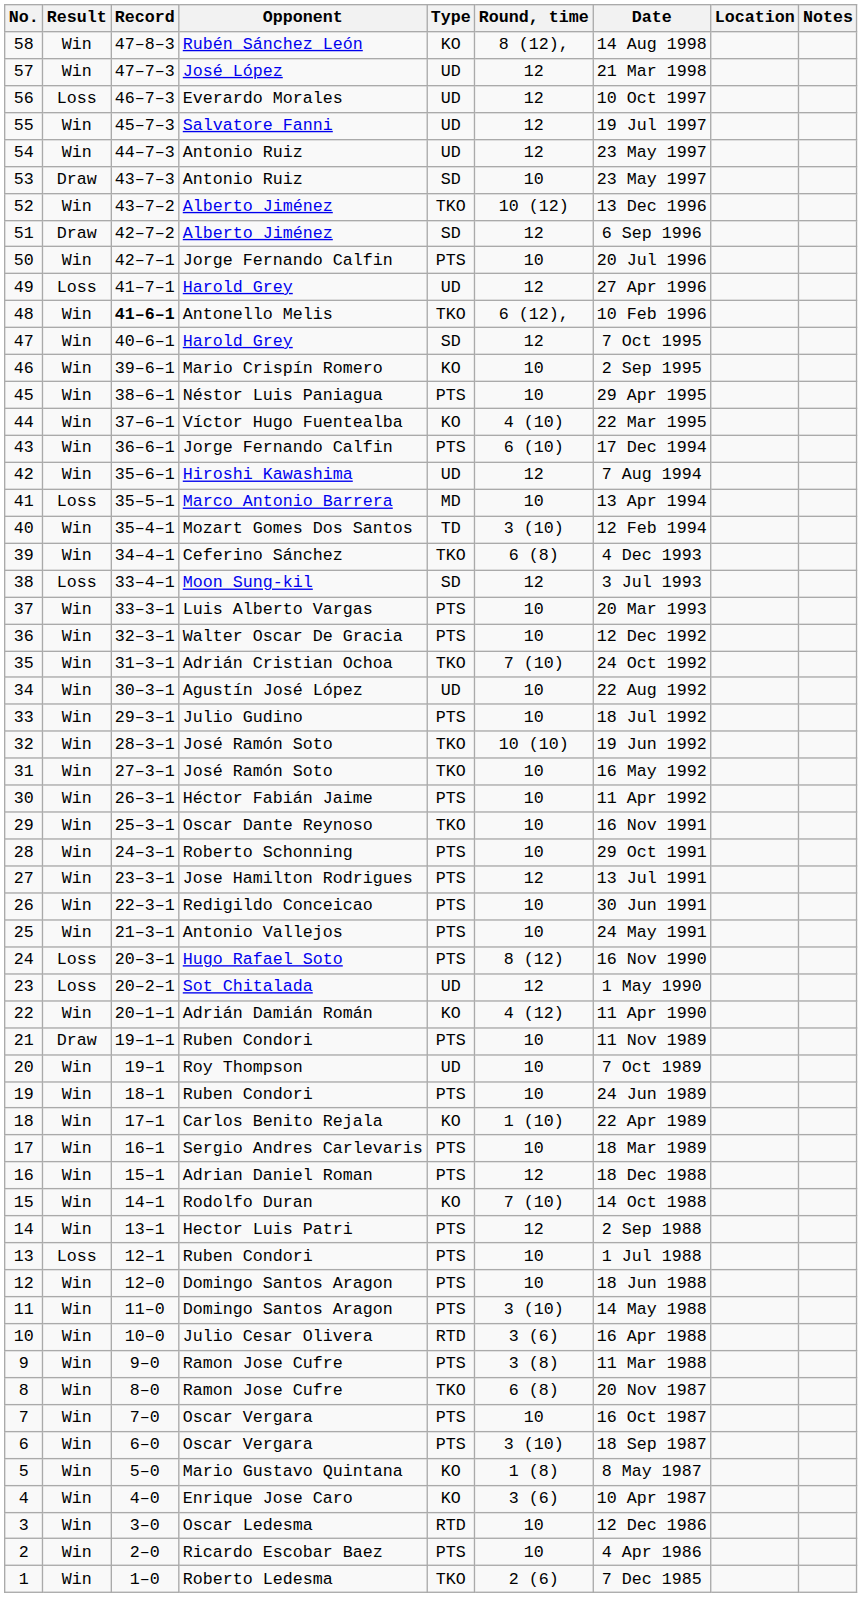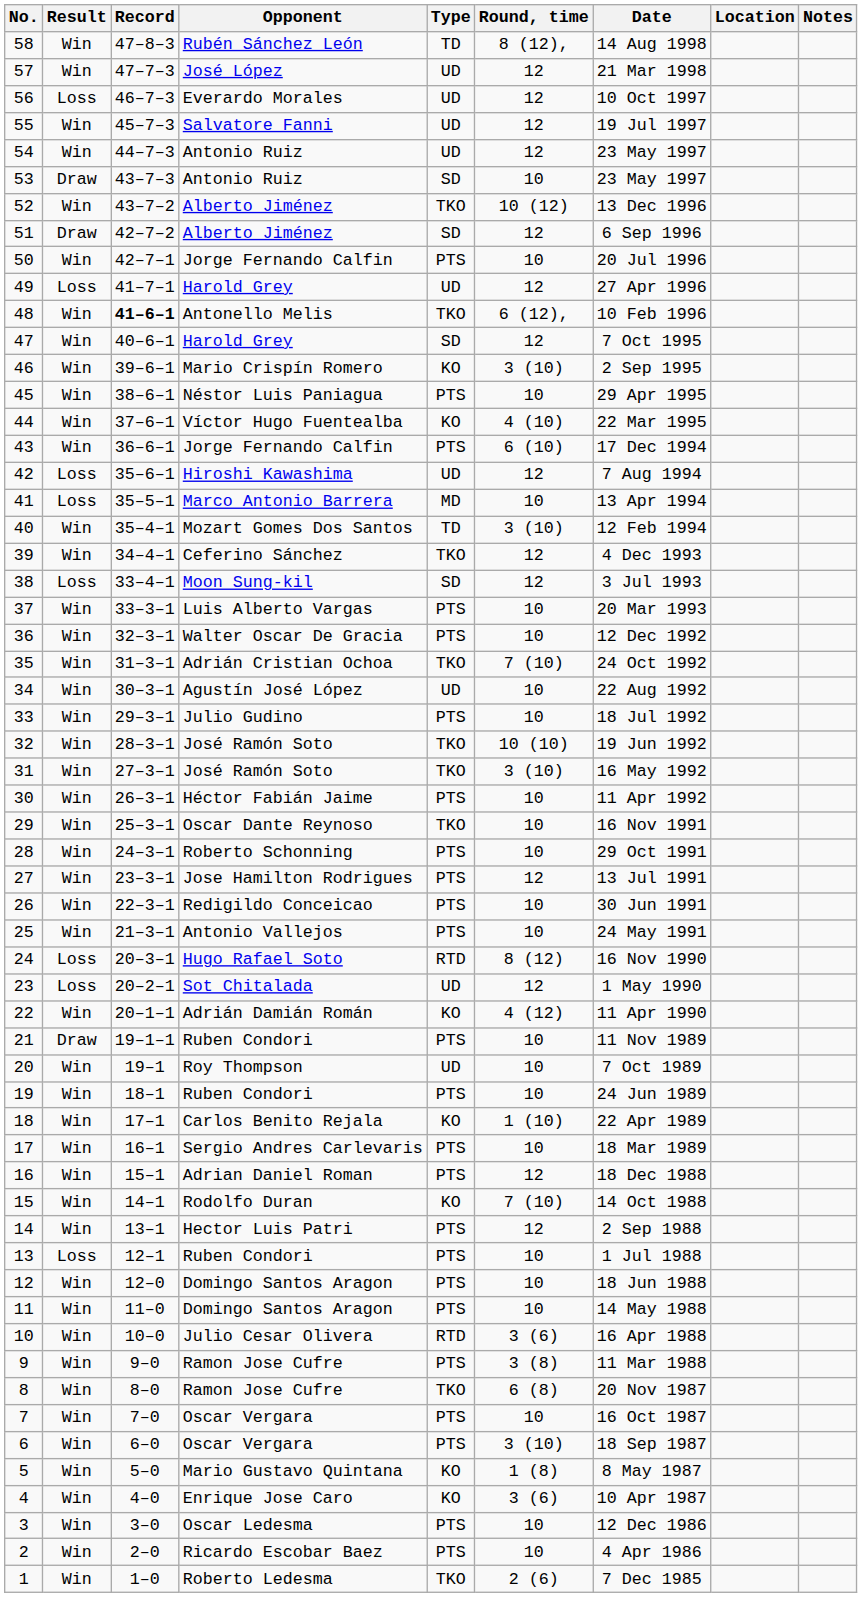(451, 45) KO -> (451, 45) TD
(534, 368) 10 -> (534, 368) 3 (10)
(77, 476) Win -> (77, 476) Loss
(534, 557) 6 (8) -> (534, 557) 12
(534, 772) 10 -> (534, 772) 3 (10)
(451, 961) PTS -> (451, 961) RTD
(534, 1310) 3 (10) -> (534, 1310) 10
(451, 1526) RTD -> (451, 1526) PTS
